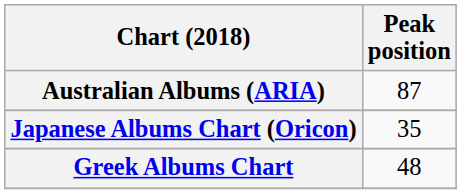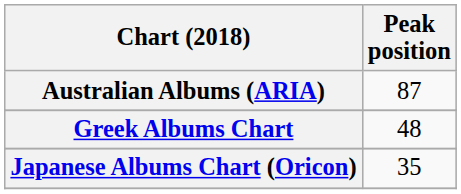rows swapped: (183, 167) <-> (183, 129)
